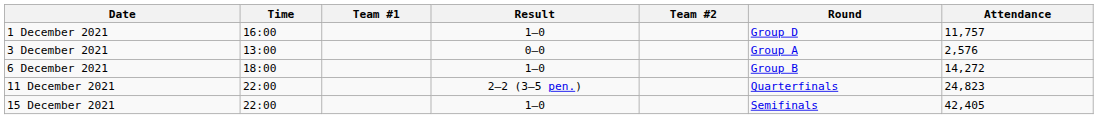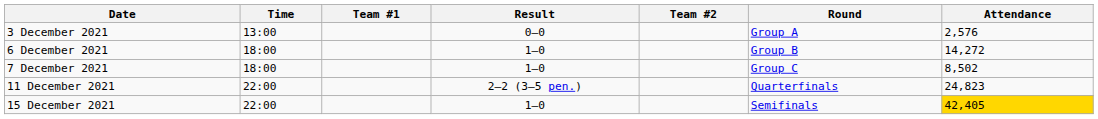- row: (58, 32)
+ row: (58, 68)
(965, 105) no background -> (965, 105) gold background
